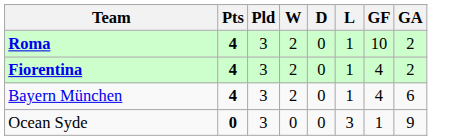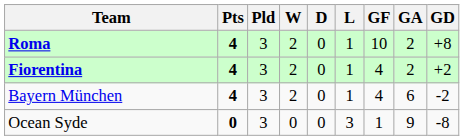+ column: (443, 17)
